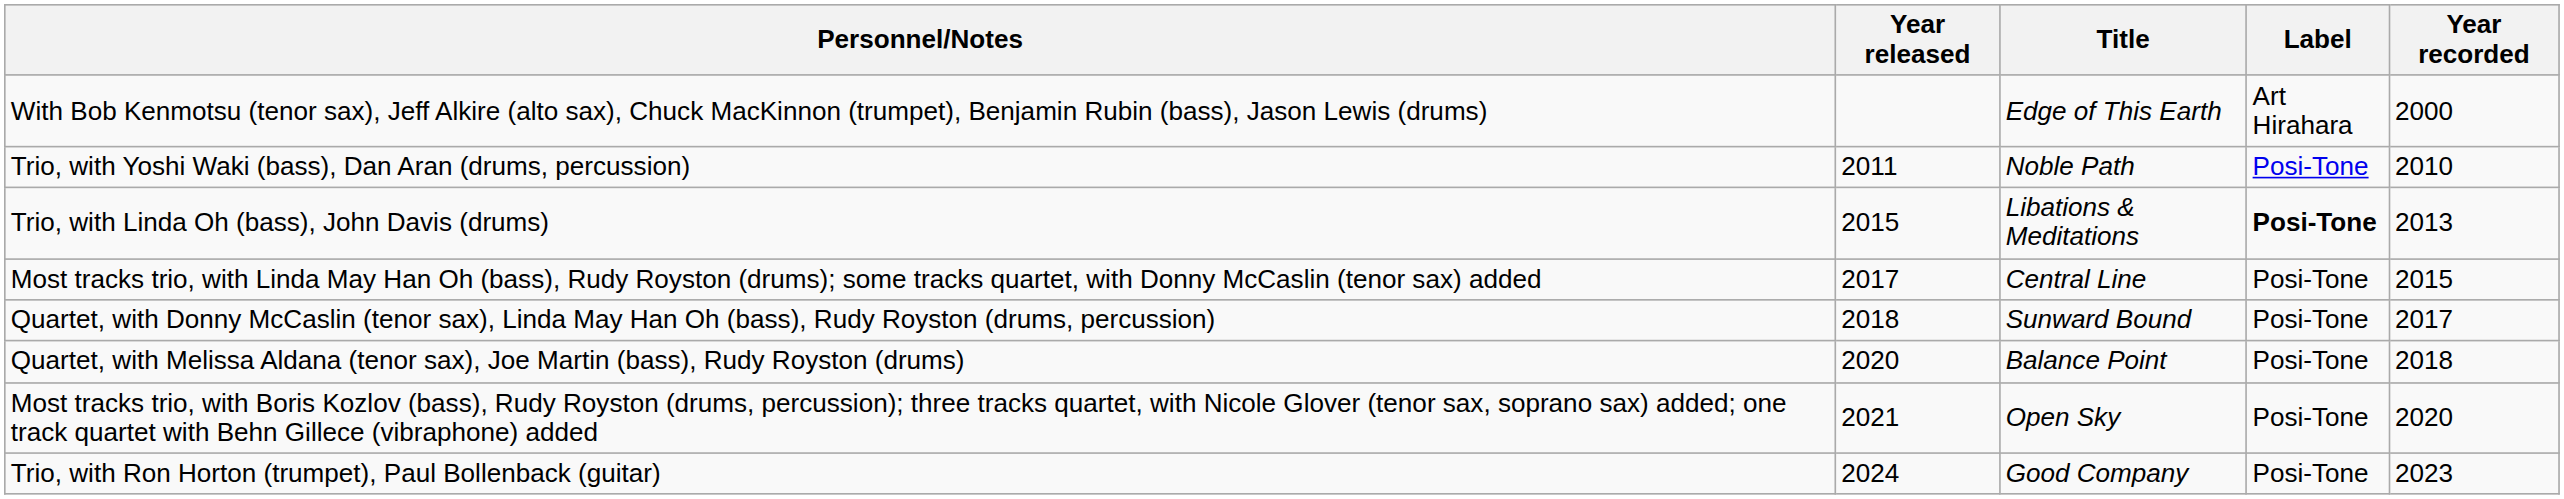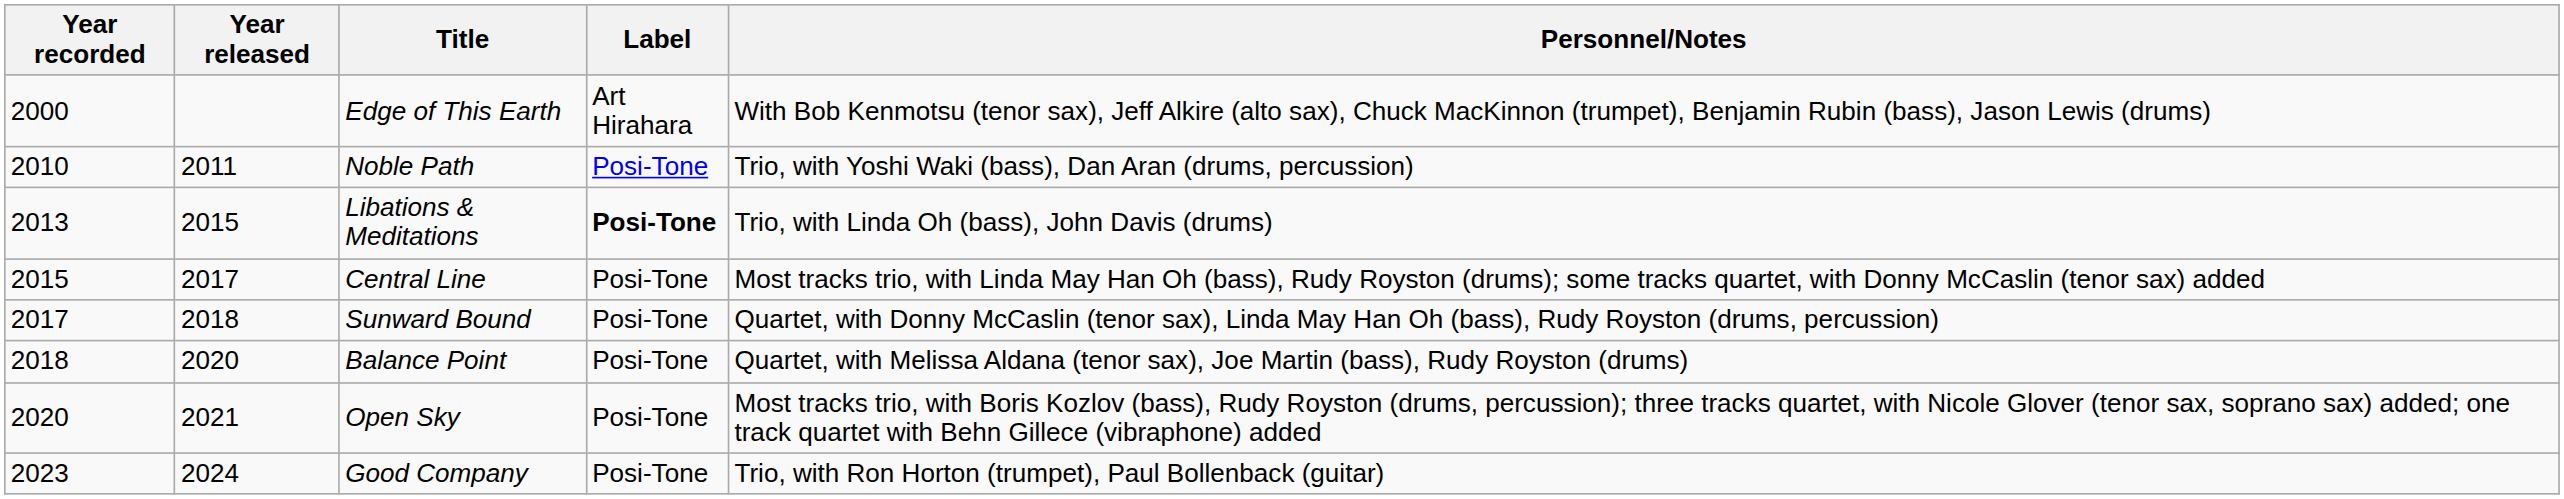columns swapped: (2474, 39) <-> (920, 39)
